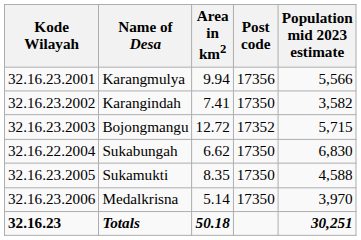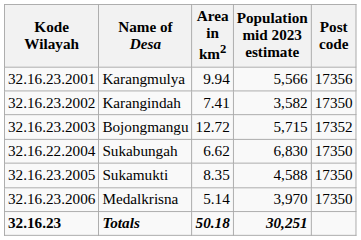columns swapped: (317, 35) <-> (256, 35)
